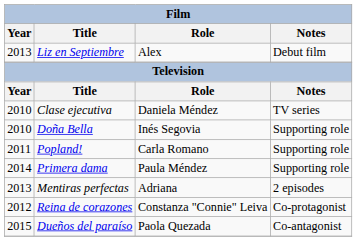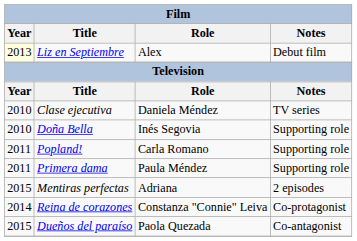(19, 52) no background -> (19, 52) lightyellow background
(19, 168) 2014 -> (19, 168) 2011
(19, 187) 2013 -> (19, 187) 2015
(19, 206) 2012 -> (19, 206) 2014
